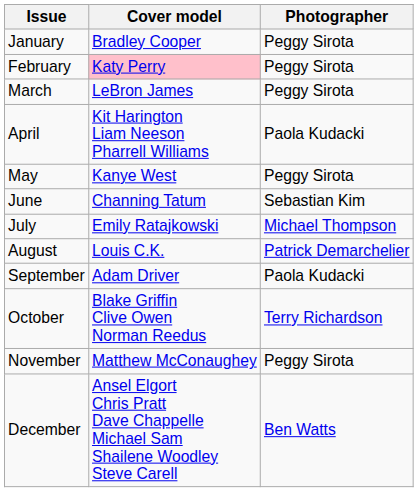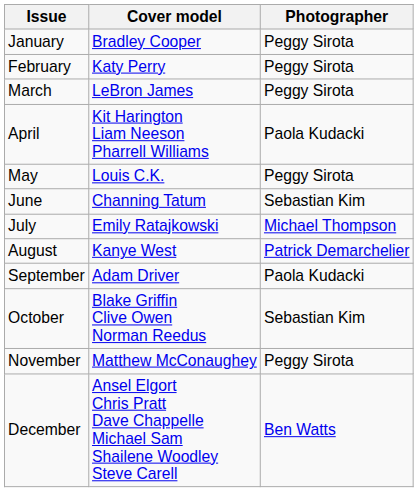(129, 66) pink background -> (129, 66) no background
(134, 176) Kanye West -> (128, 176) Louis C.K.
(128, 251) Louis C.K. -> (134, 251) Kanye West
(323, 318) Terry Richardson -> (315, 318) Sebastian Kim
